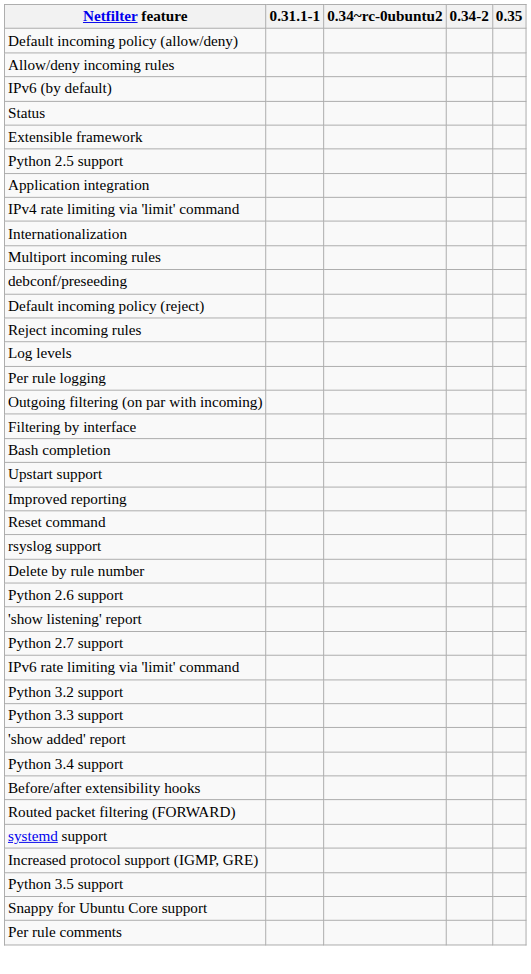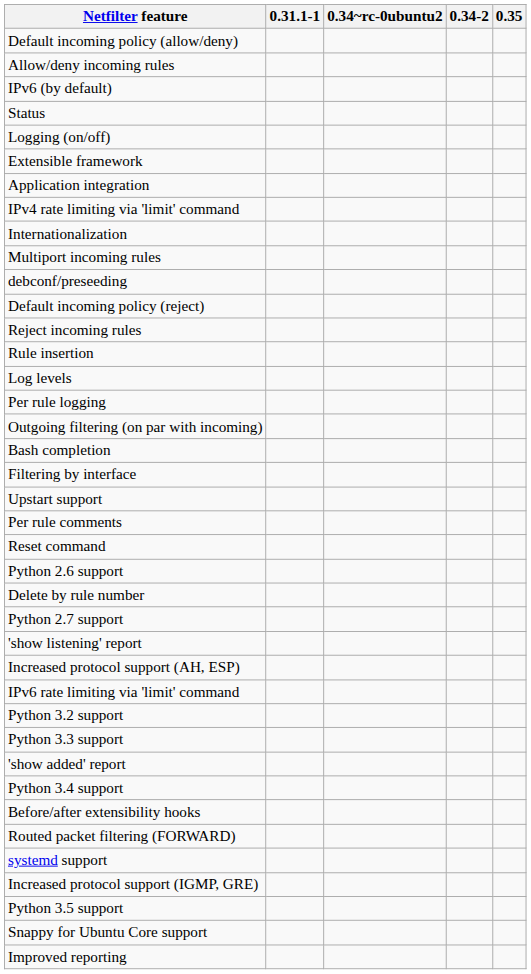+ row: (59, 137)
- row: (66, 161)
+ row: (51, 354)
rows swapped: (72, 426) <-> (59, 450)
rows swapped: (67, 498) <-> (65, 932)
- row: (55, 546)
rows swapped: (76, 570) <-> (66, 595)
rows swapped: (75, 619) <-> (66, 643)
+ row: (124, 667)
